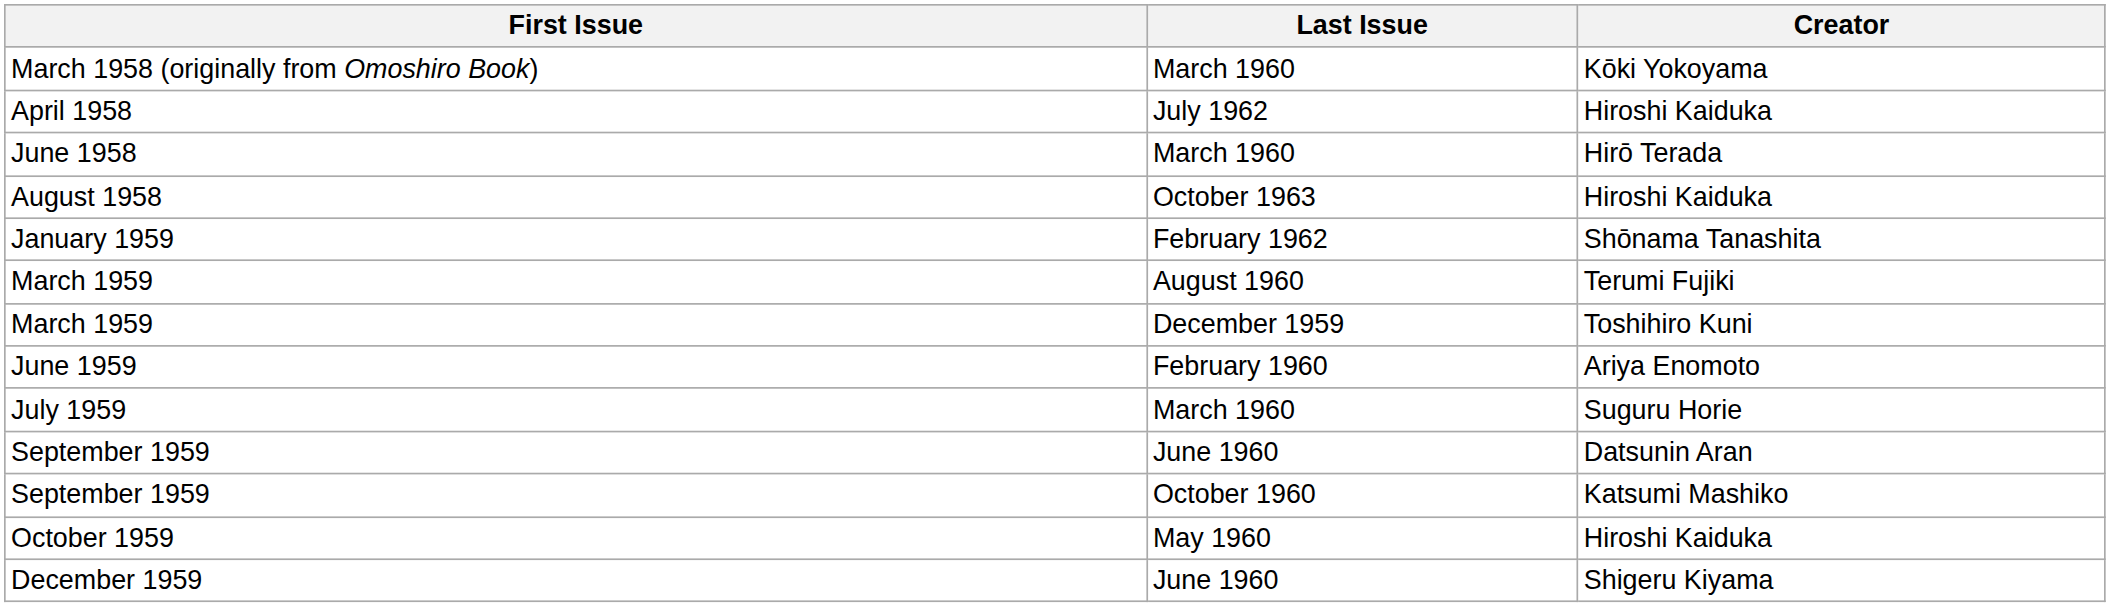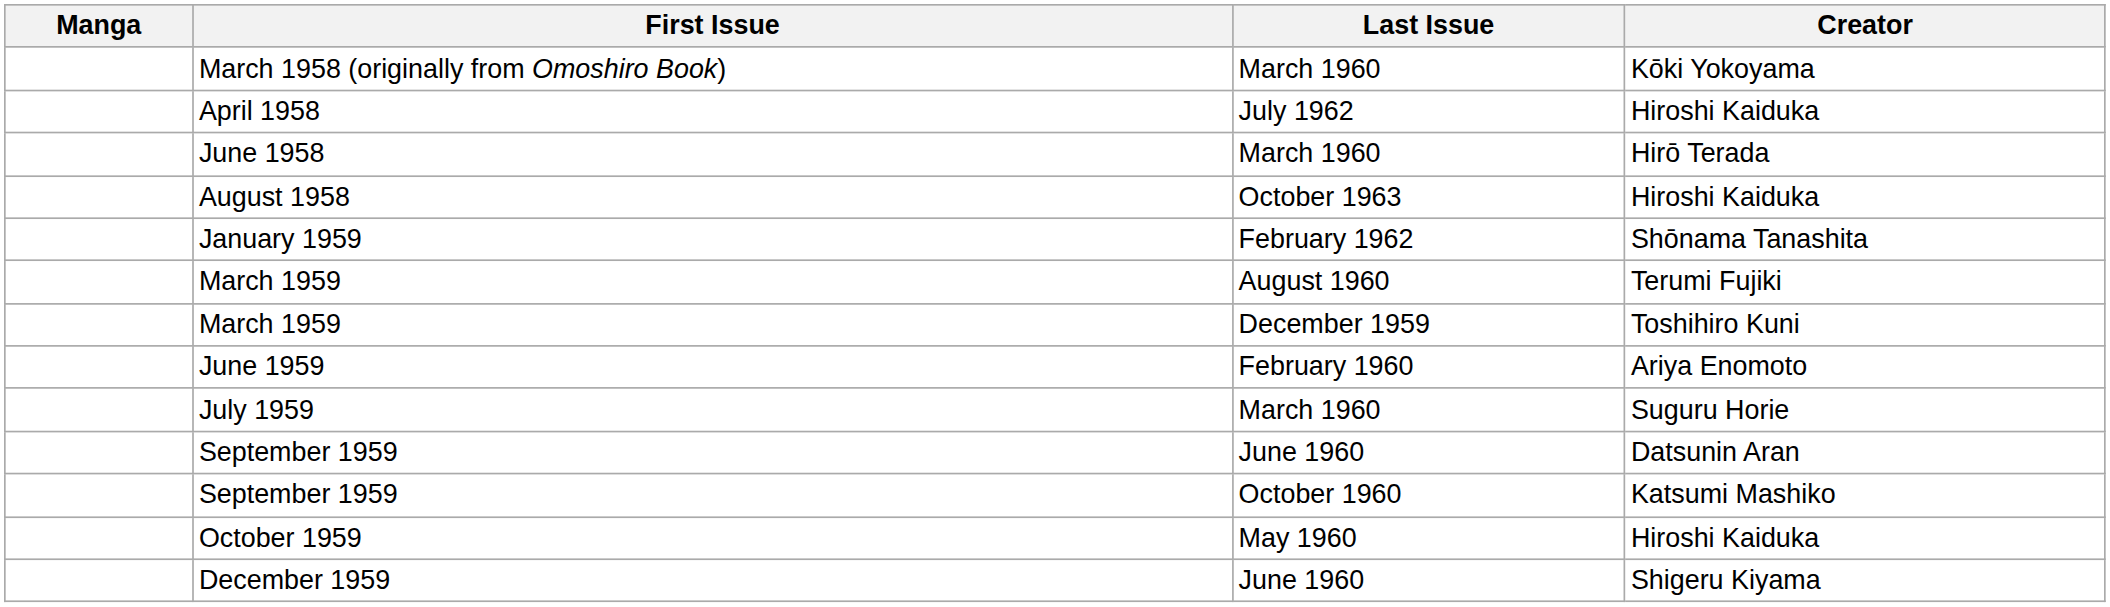+ column: (99, 25)
